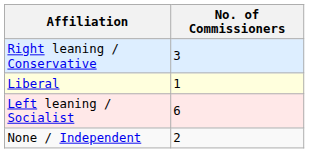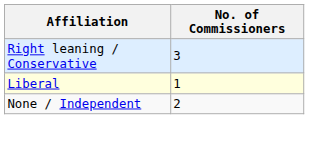- row: (59, 111)
